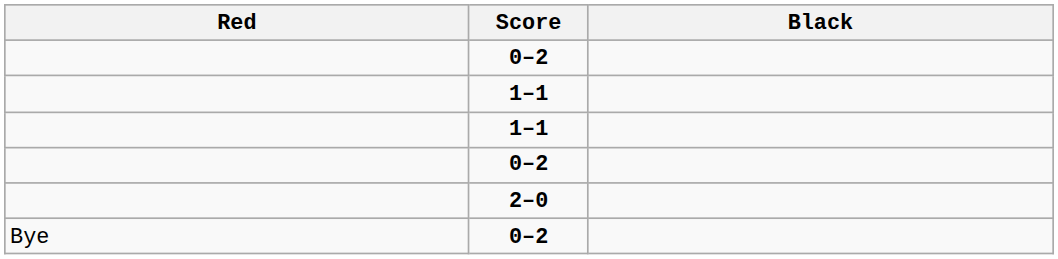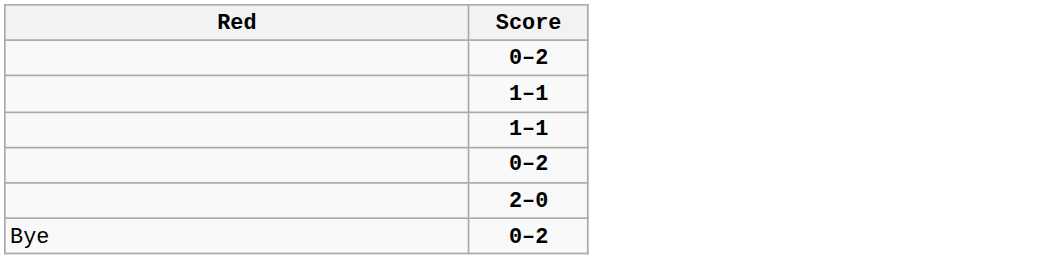- column: (820, 23)
